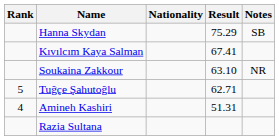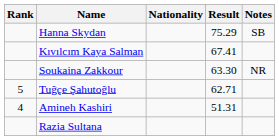(224, 70) 63.10 -> (224, 70) 63.30
